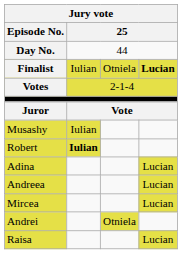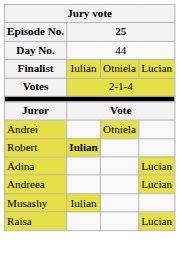(158, 68) bold -> (157, 68) normal
rows swapped: (23, 220) <-> (27, 128)
- row: (23, 202)
